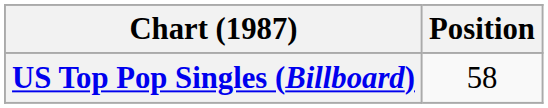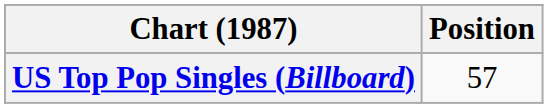(482, 77) 58 -> (482, 77) 57
